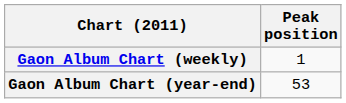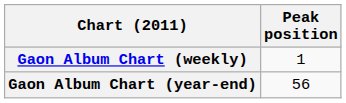(301, 85) 53 -> (301, 85) 56
